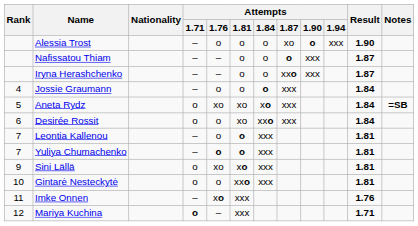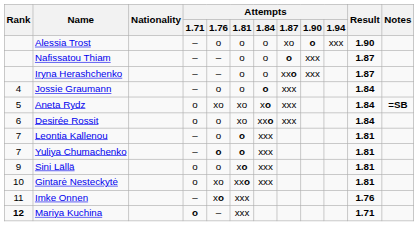(218, 167) xo -> (218, 167) o
(218, 182) o -> (218, 182) xo
(18, 213) normal -> (18, 213) bold
